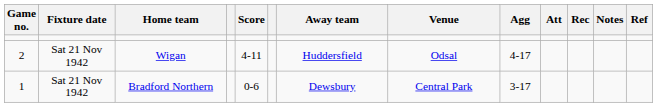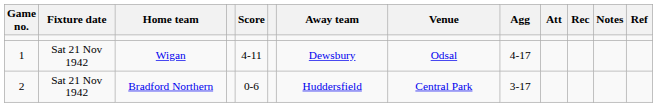(21, 55) 2 -> (21, 55) 1
(332, 55) Huddersfield -> (332, 55) Dewsbury
(21, 86) 1 -> (21, 86) 2
(332, 86) Dewsbury -> (332, 86) Huddersfield
